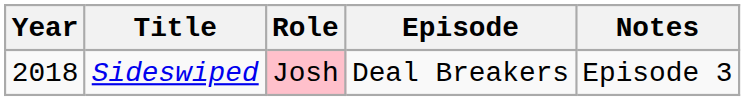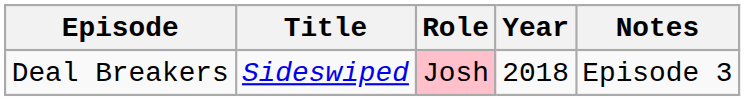columns swapped: (45, 28) <-> (461, 28)
